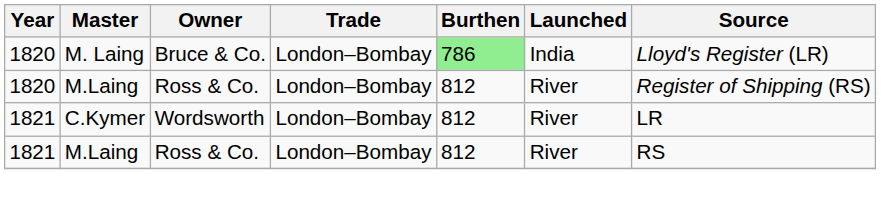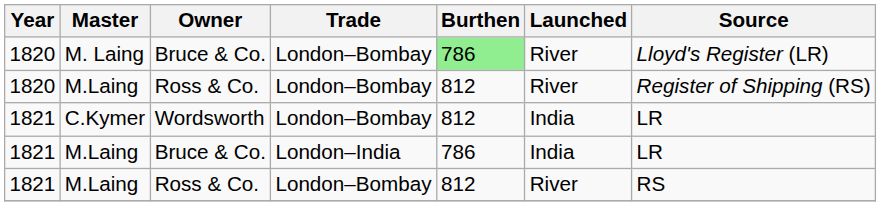(552, 53) India -> (554, 53) River
(554, 119) River -> (552, 119) India
+ row: (102, 151)
